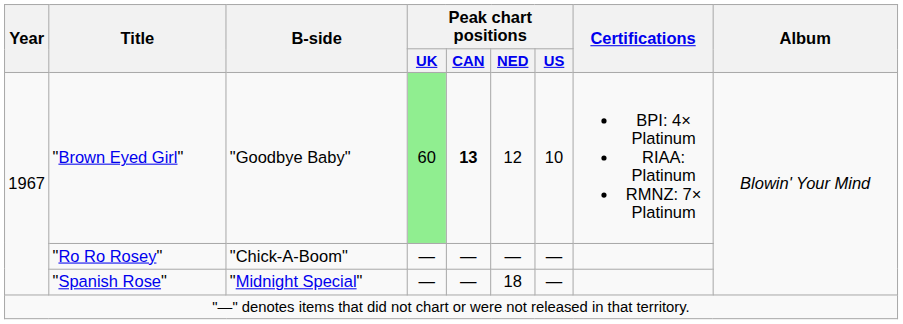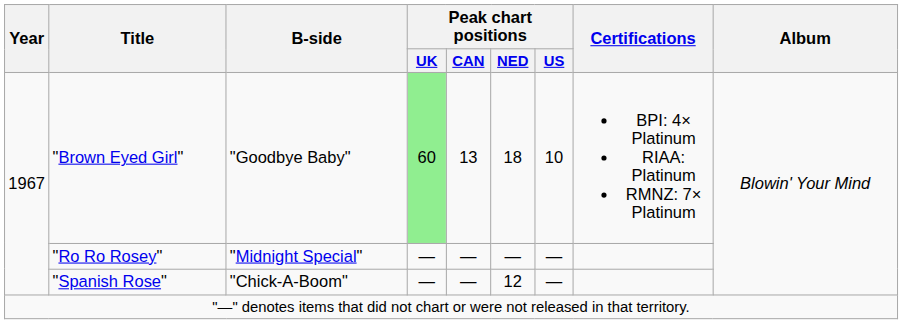(468, 157) bold -> (468, 157) normal
(513, 157) 12 -> (513, 157) 18
(289, 256) "Chick-A-Boom" -> (296, 256) "Midnight Special"
(296, 282) "Midnight Special" -> (289, 282) "Chick-A-Boom"
(513, 282) 18 -> (513, 282) 12
